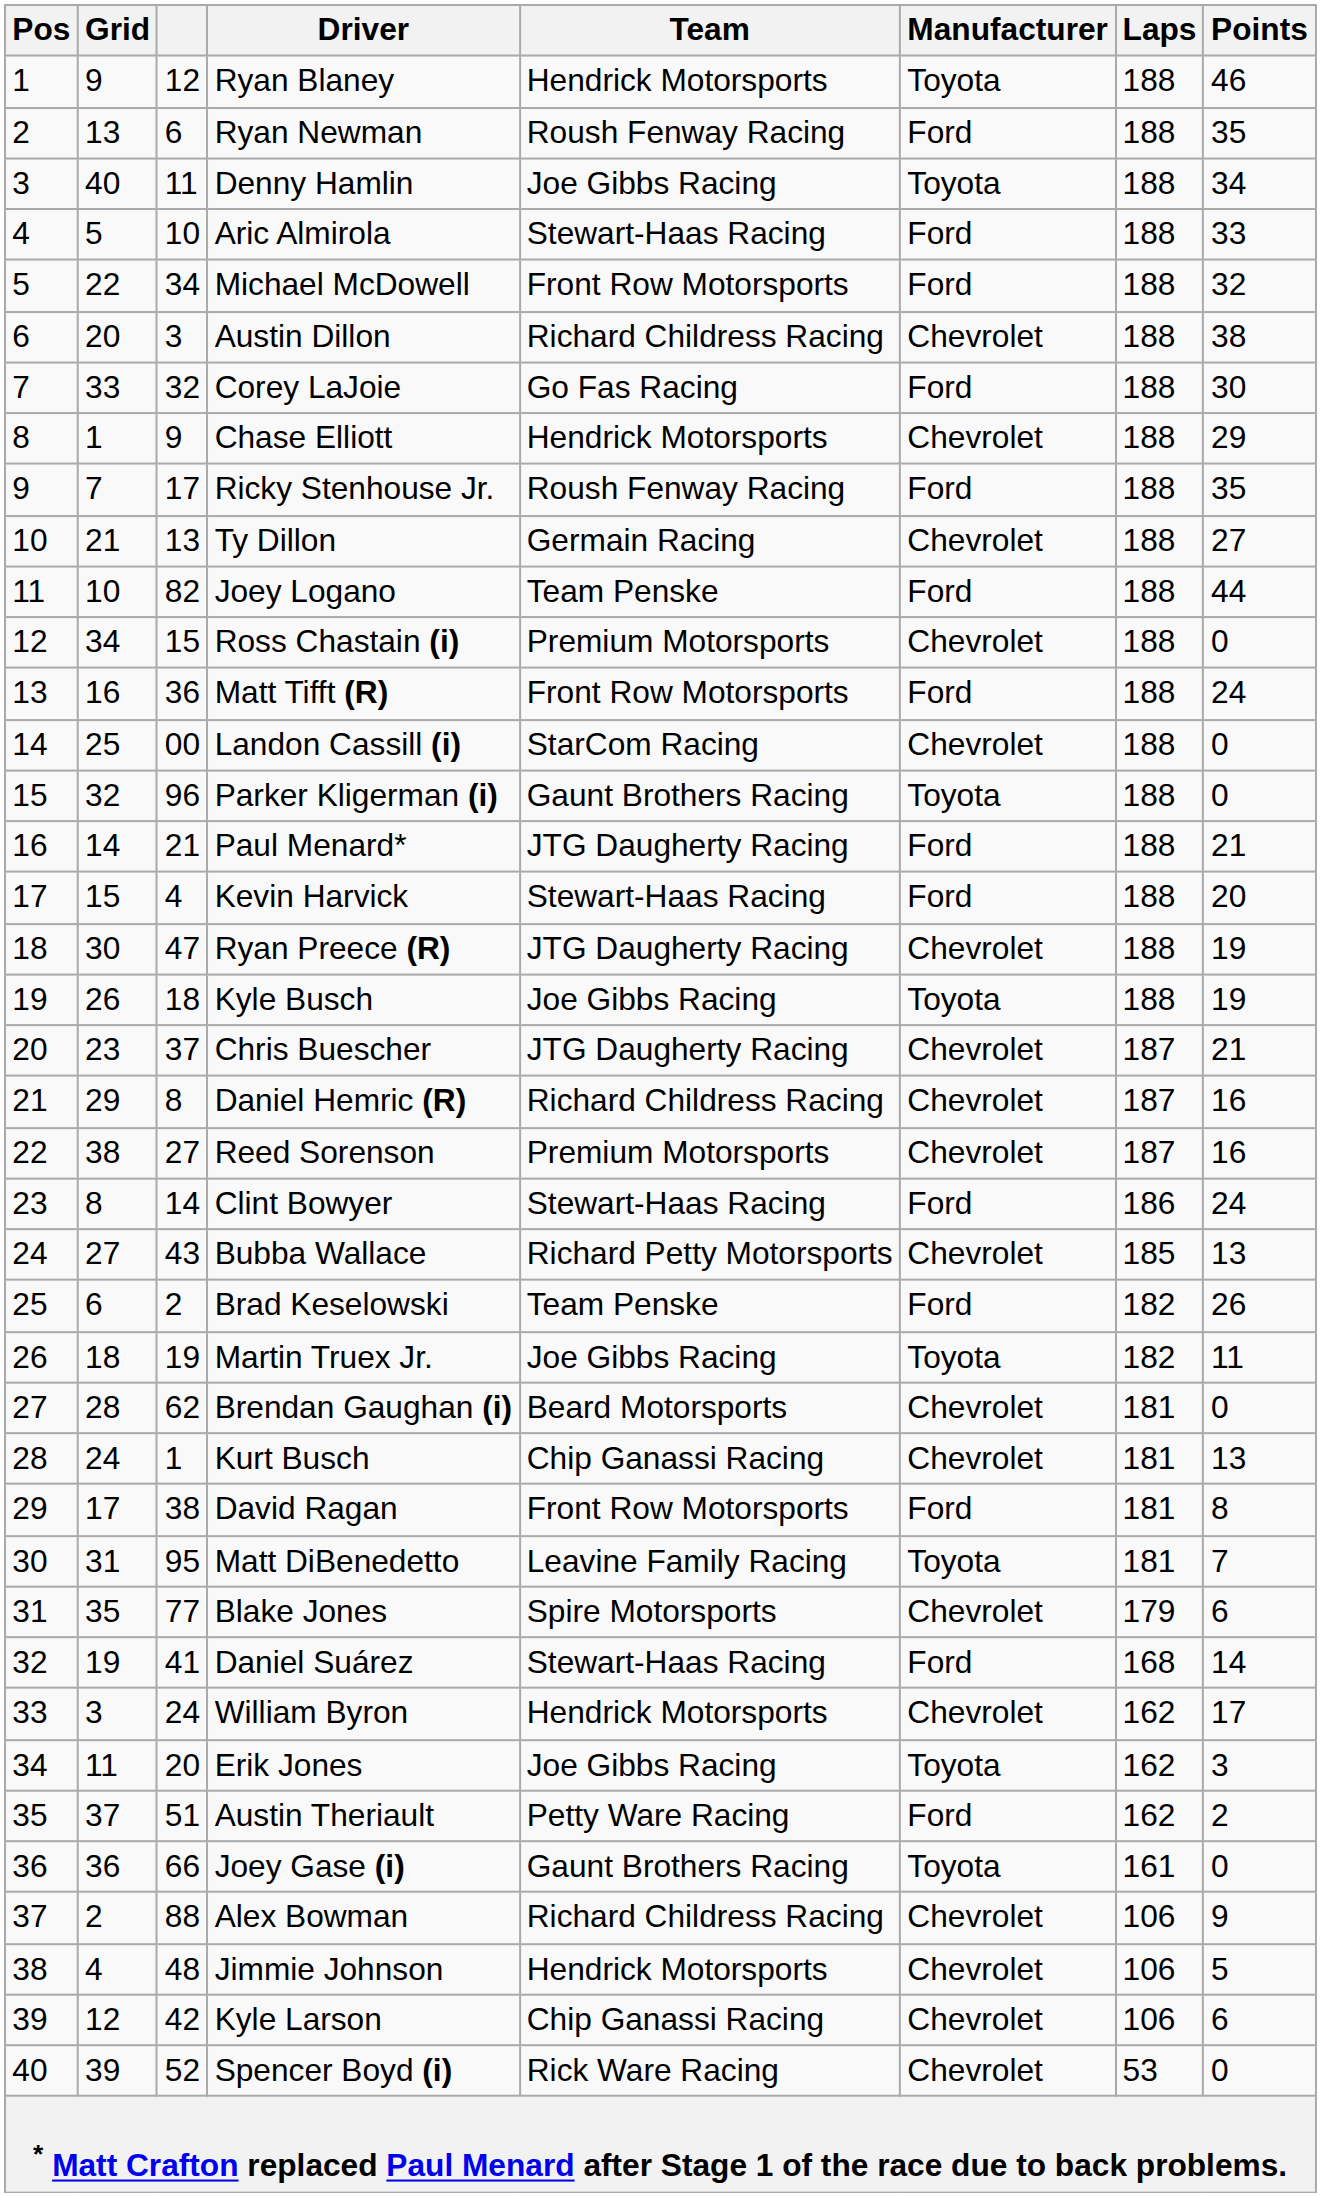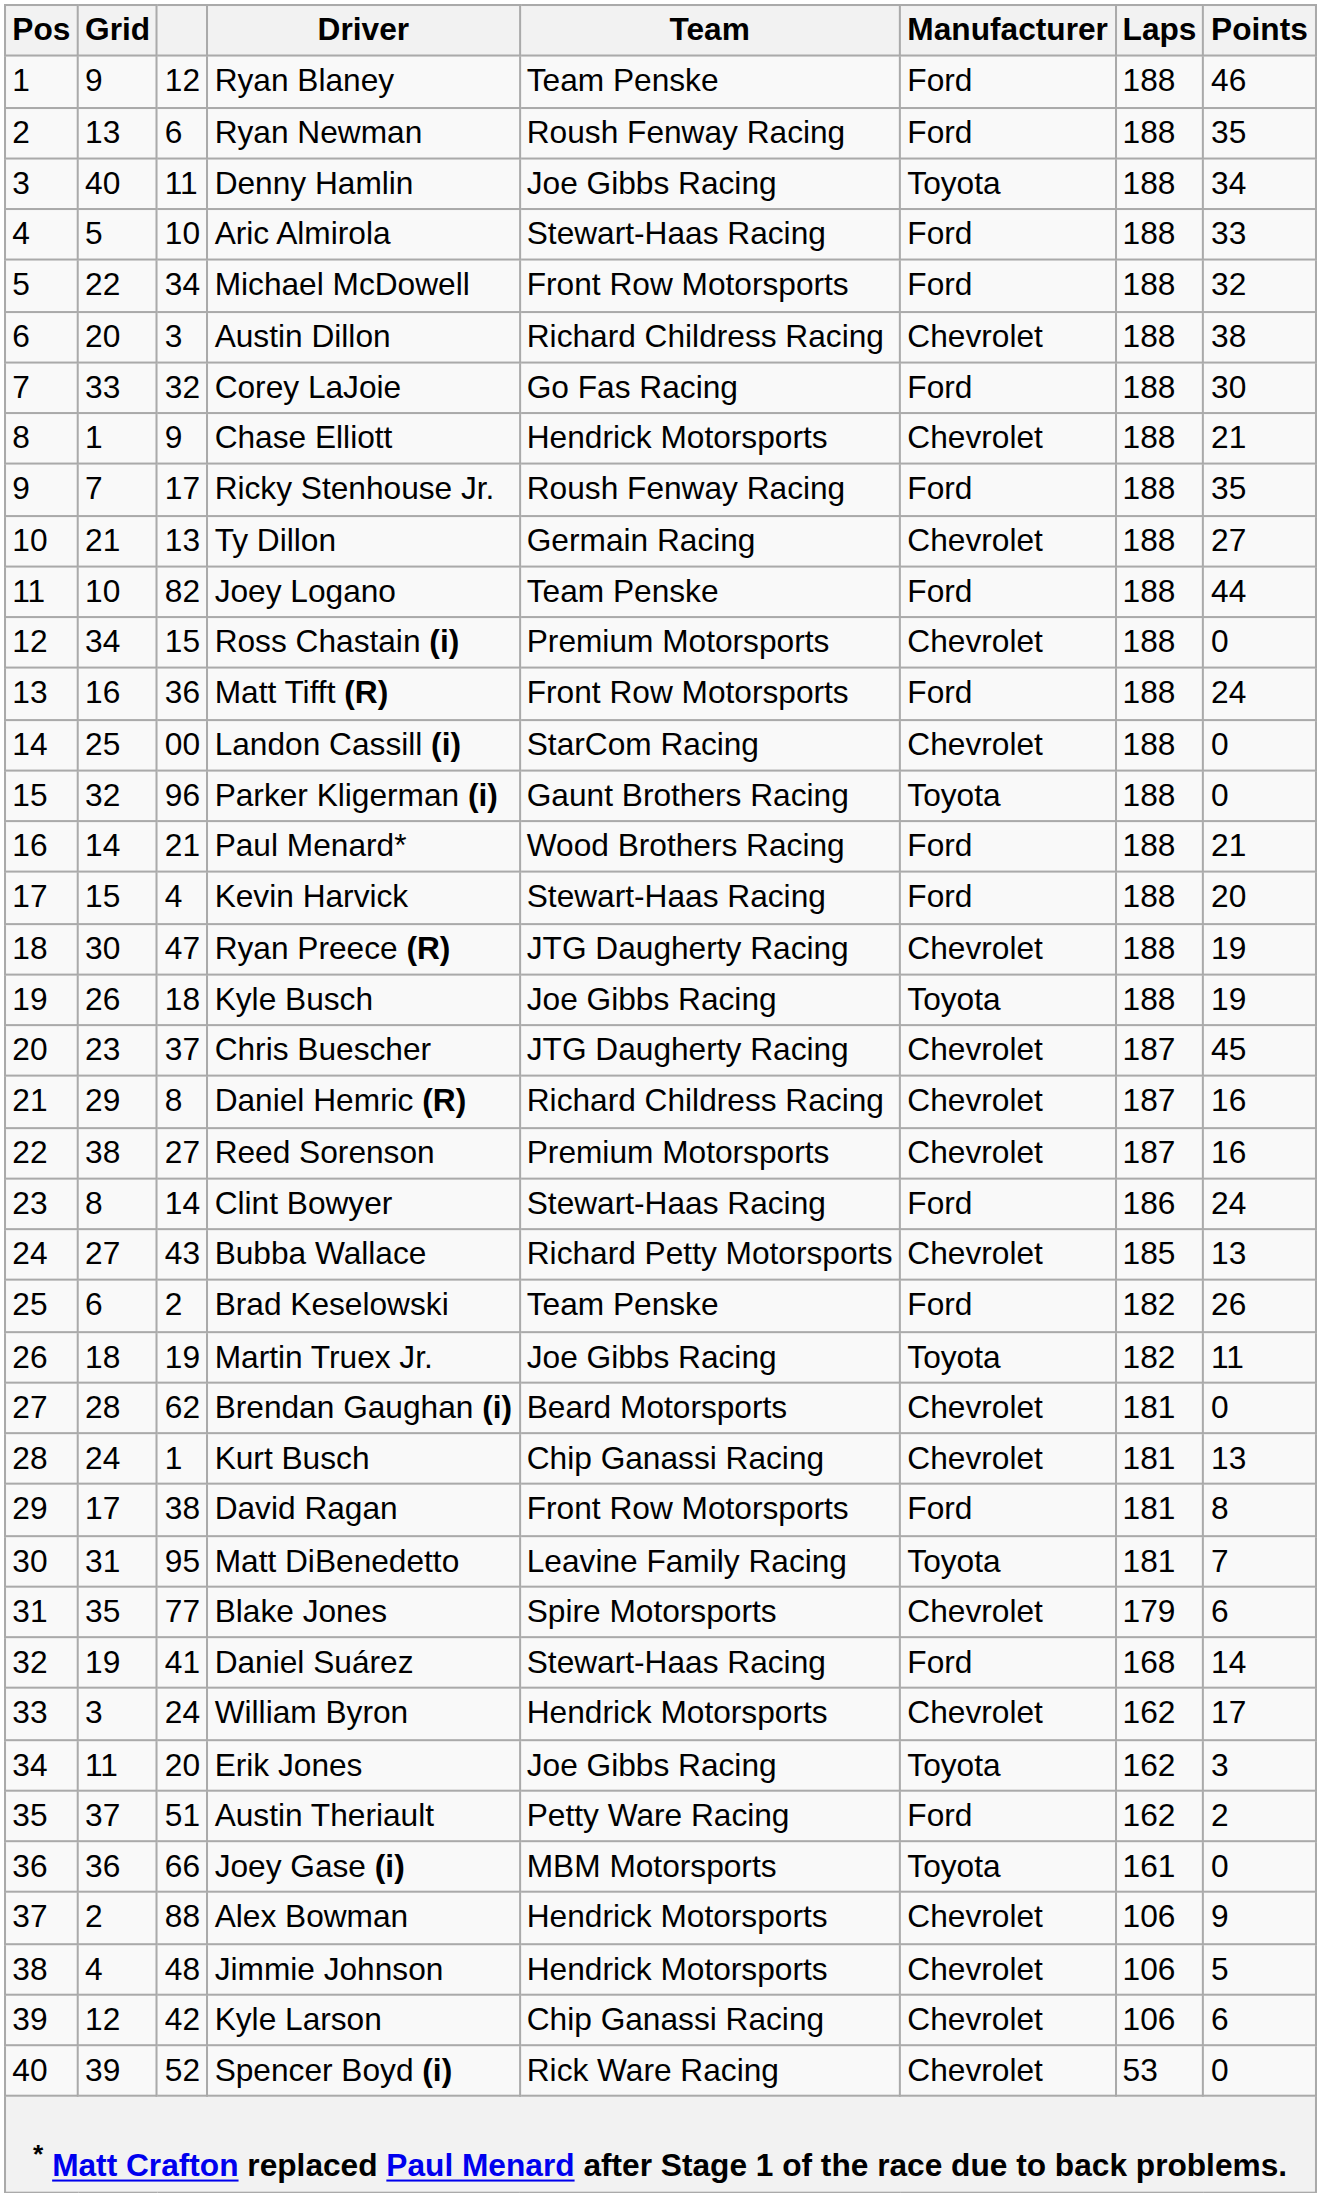(677, 80) Hendrick Motorsports -> (623, 80) Team Penske
(954, 80) Toyota -> (940, 80) Ford
(1229, 437) 29 -> (1229, 437) 21
(688, 845) JTG Daugherty Racing -> (686, 845) Wood Brothers Racing
(1229, 1049) 21 -> (1229, 1049) 45
(688, 1865) Gaunt Brothers Racing -> (652, 1865) MBM Motorsports
(705, 1916) Richard Childress Racing -> (677, 1916) Hendrick Motorsports
